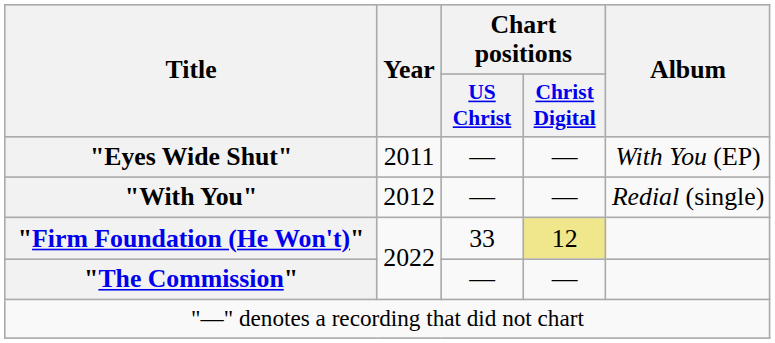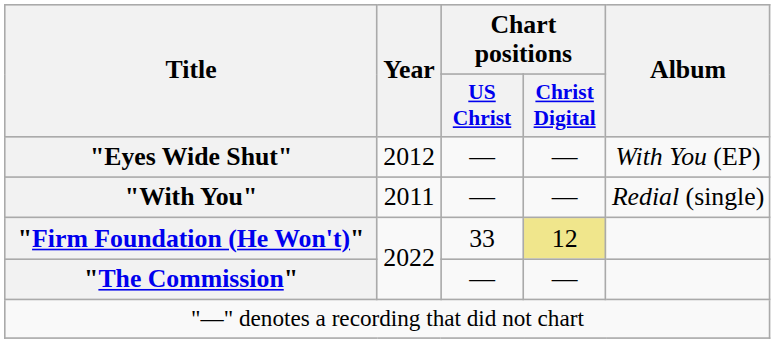(409, 156) 2011 -> (409, 156) 2012
(409, 197) 2012 -> (409, 197) 2011
